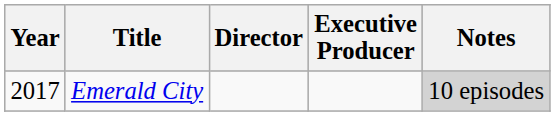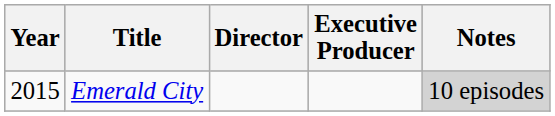(35, 90) 2017 -> (35, 90) 2015
